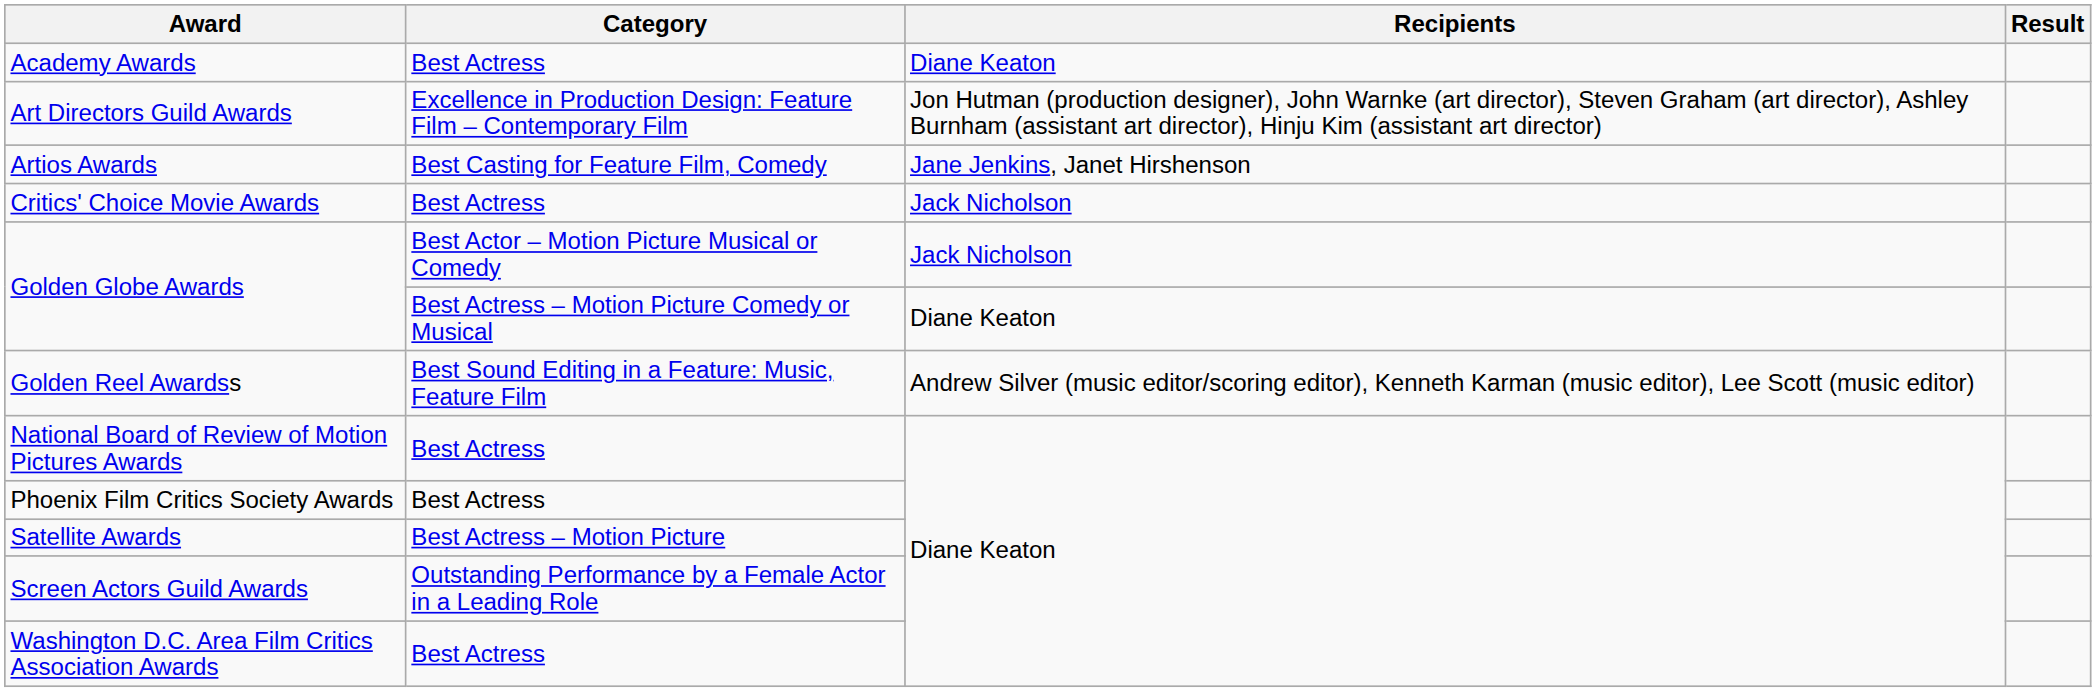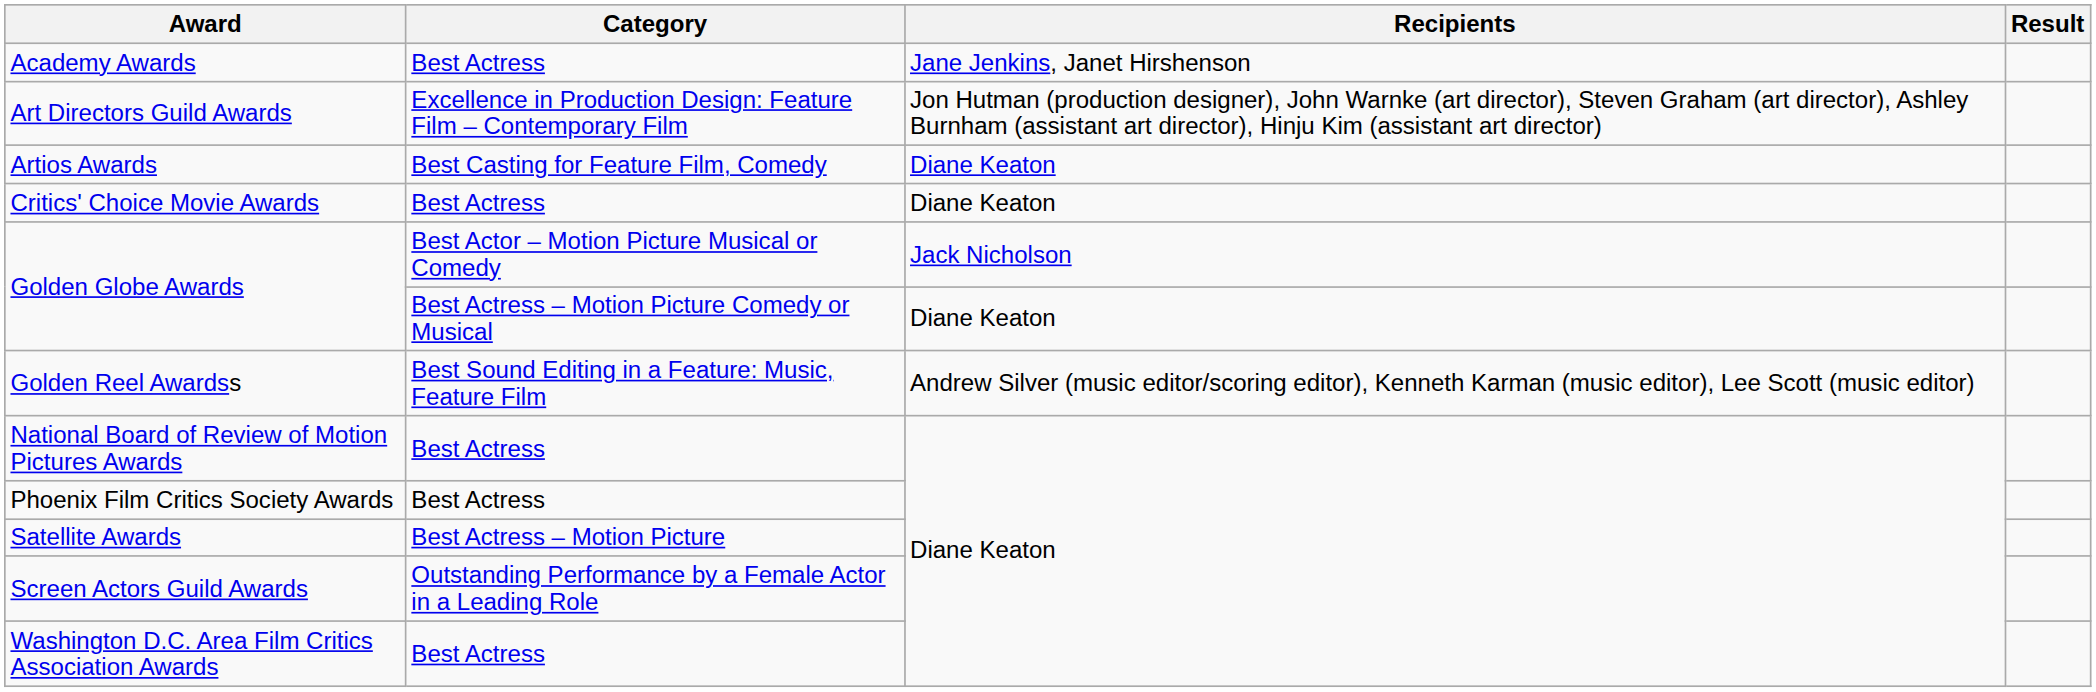(983, 62) Diane Keaton -> (1080, 62) Jane Jenkins, Janet Hirshenson
(1080, 165) Jane Jenkins, Janet Hirshenson -> (983, 165) Diane Keaton
(991, 203) Jack Nicholson -> (983, 203) Diane Keaton
